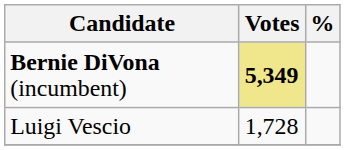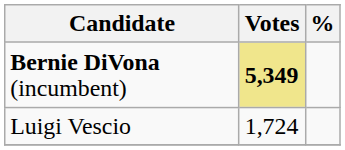(272, 125) 1,728 -> (272, 125) 1,724
